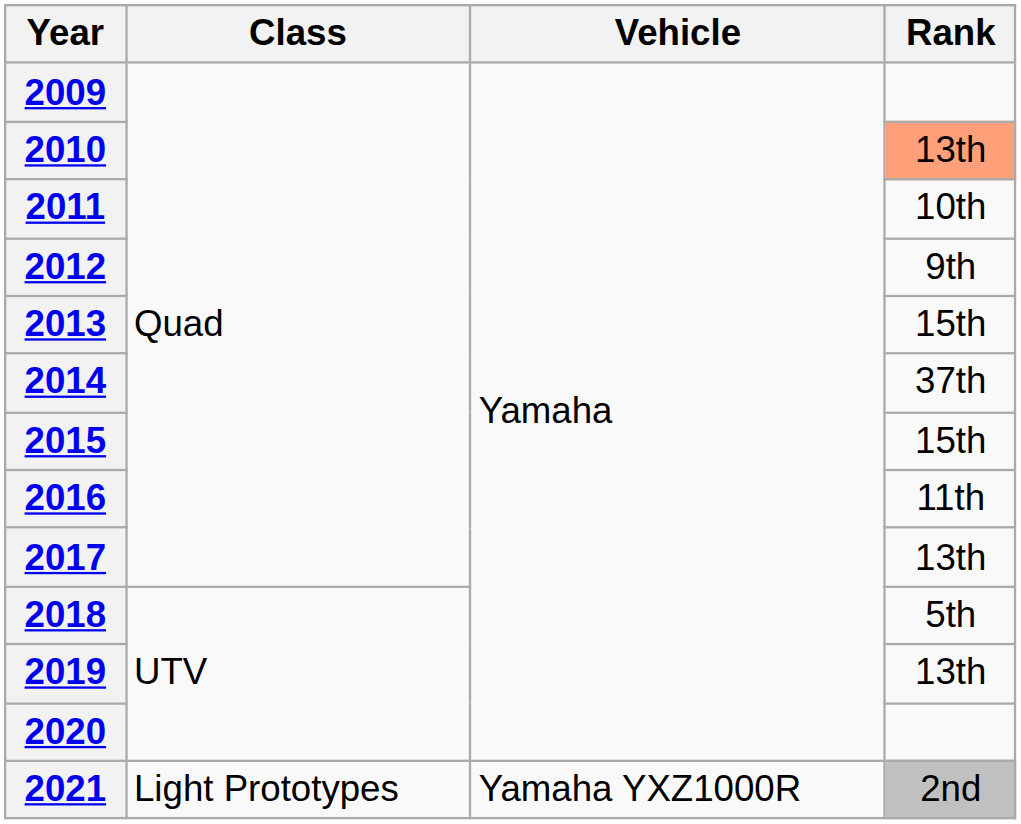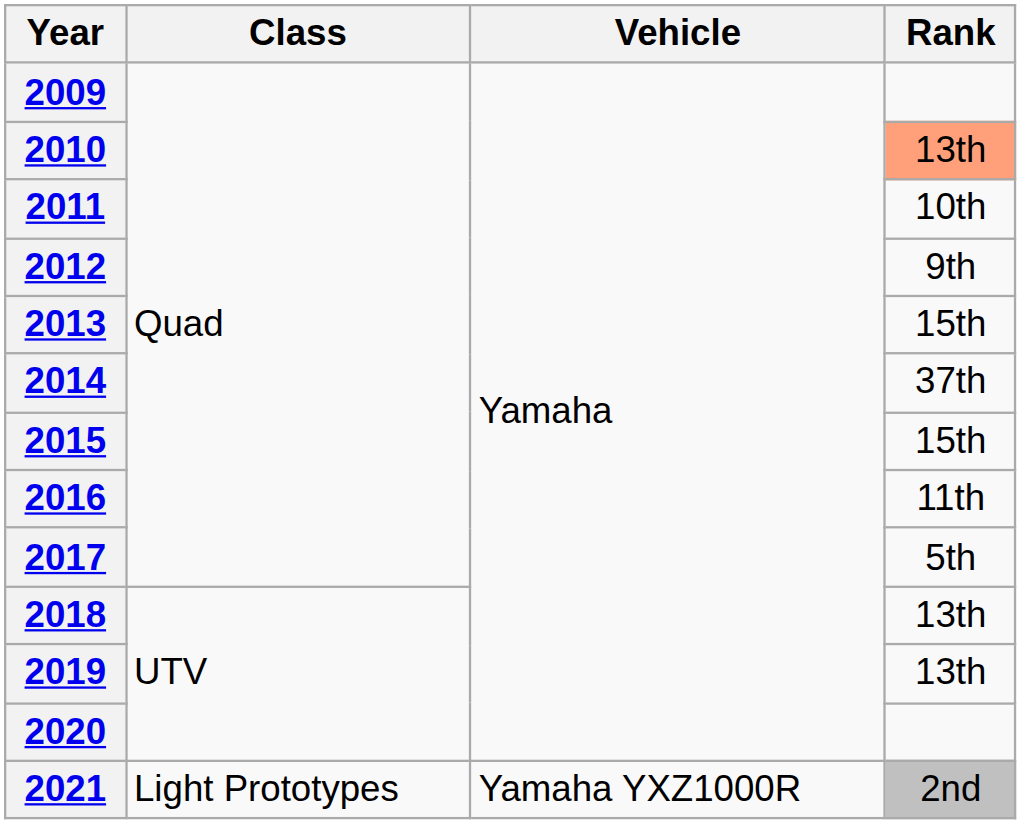(951, 556) 13th -> (951, 556) 5th
(951, 614) 5th -> (951, 614) 13th
